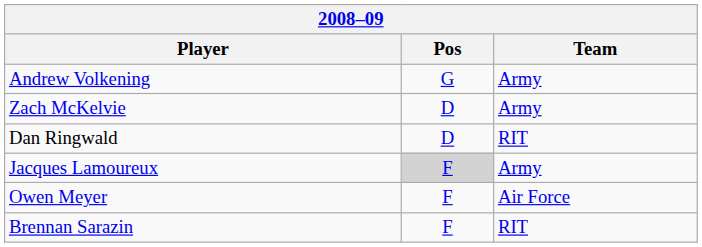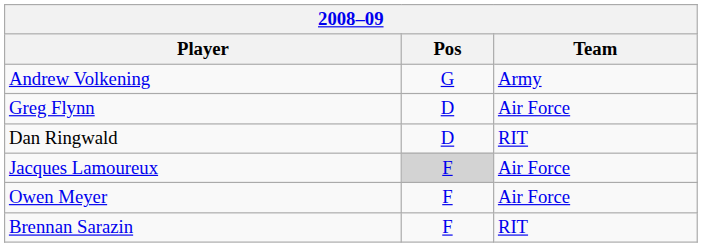+ row: (52, 108)
- row: (67, 108)
(520, 167) Army -> (534, 167) Air Force
